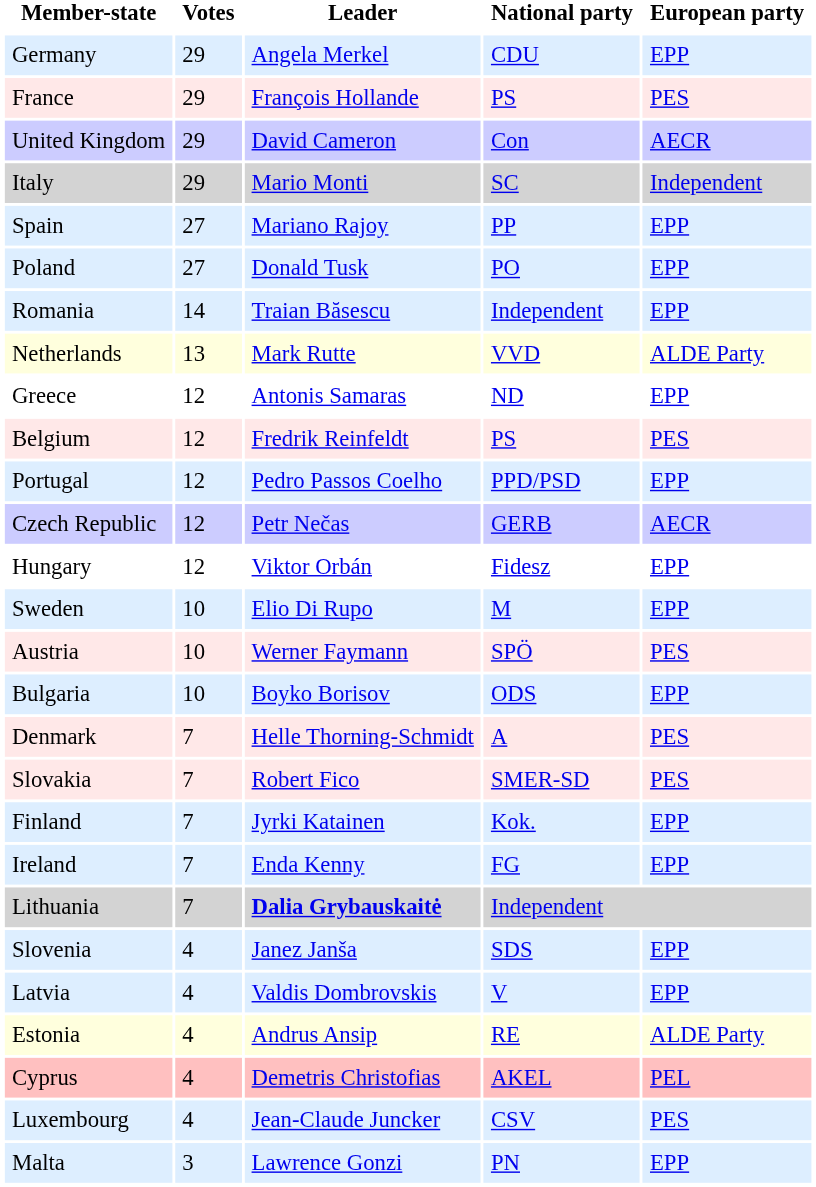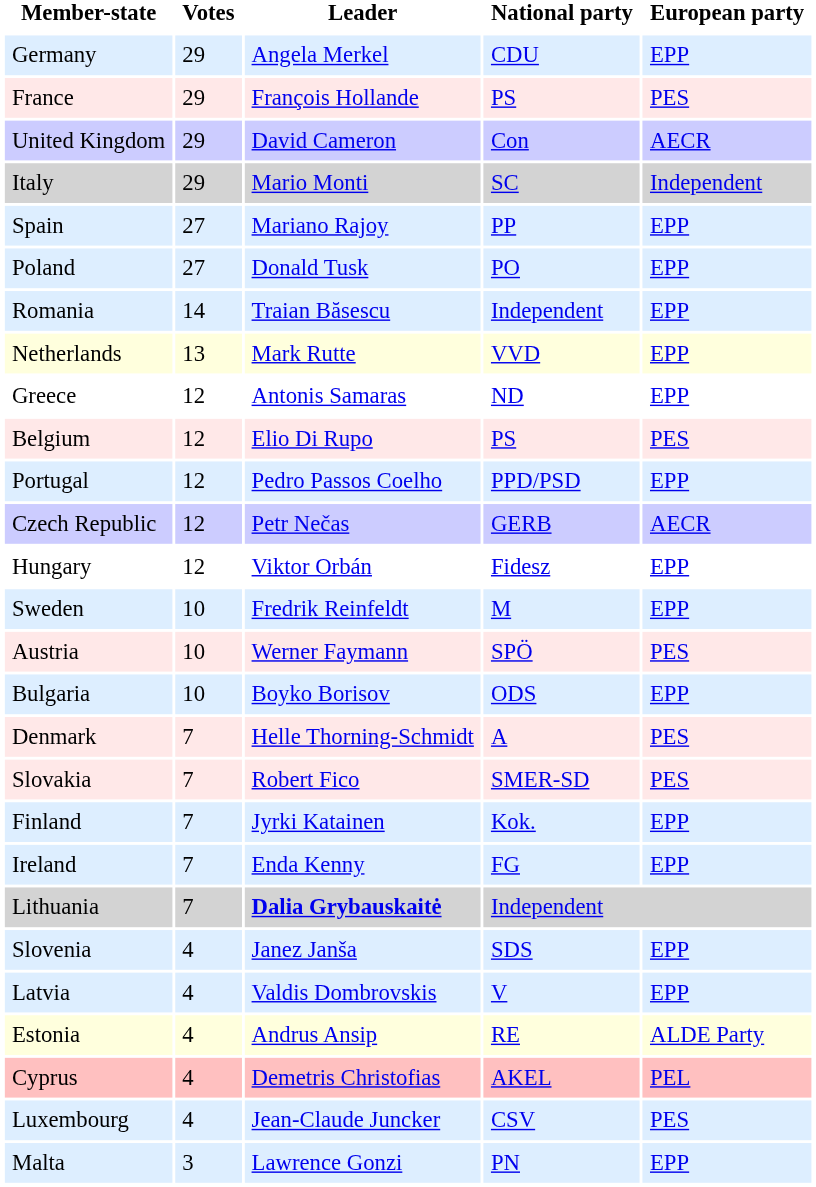(707, 353) ALDE Party -> (670, 353) EPP
(330, 438) Fredrik Reinfeldt -> (312, 438) Elio Di Rupo
(312, 608) Elio Di Rupo -> (330, 608) Fredrik Reinfeldt
